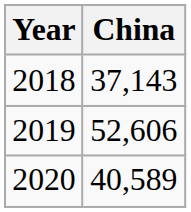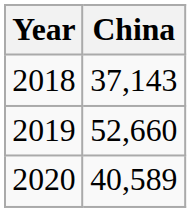(134, 130) 52,606 -> (134, 130) 52,660
